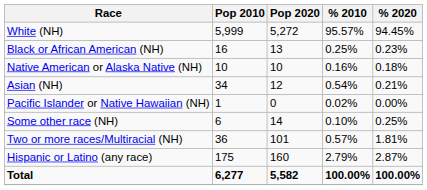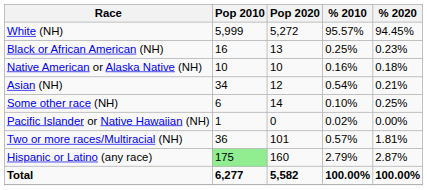rows swapped: (108, 103) <-> (63, 121)
(224, 157) no background -> (224, 157) lightgreen background
